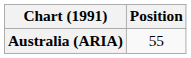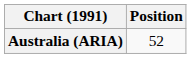(156, 41) 55 -> (156, 41) 52
